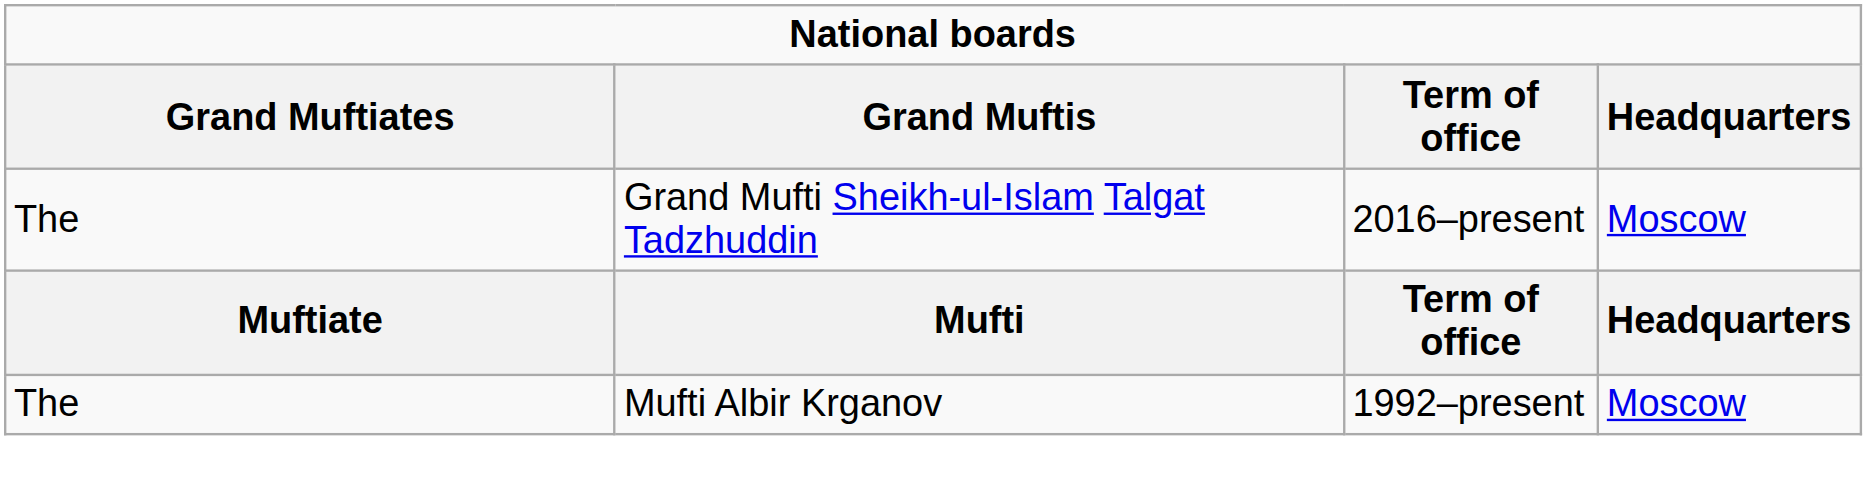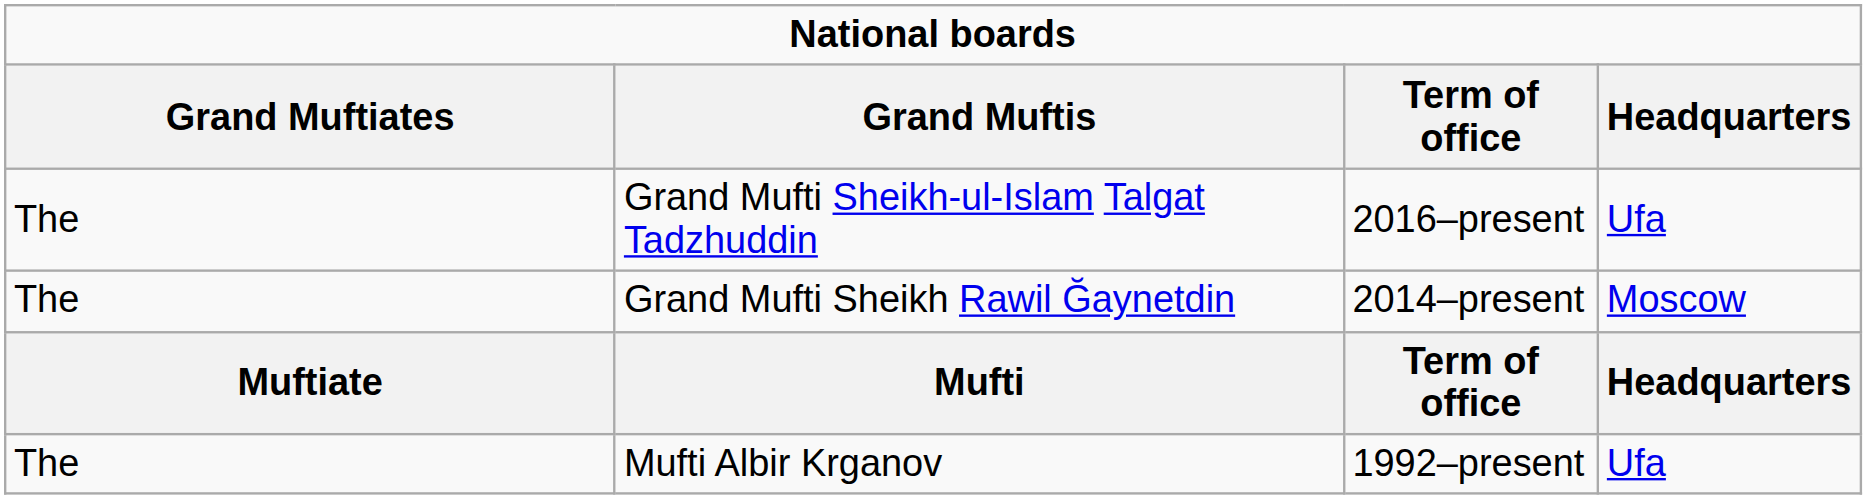(1676, 218) Moscow -> (1636, 218) Ufa
+ row: (930, 300)
(1676, 403) Moscow -> (1636, 463) Ufa
